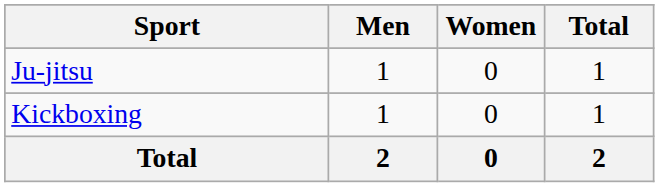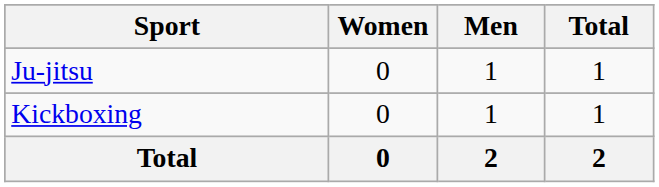columns swapped: (383, 26) <-> (491, 26)
